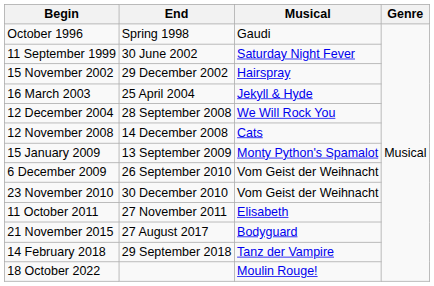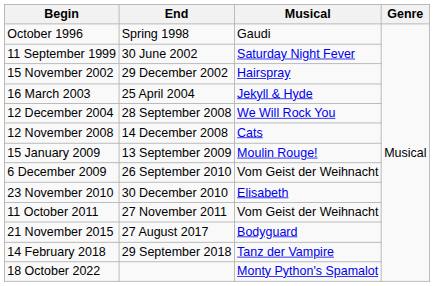(308, 152) Monty Python's Spamalot -> (277, 152) Moulin Rouge!
(308, 192) Vom Geist der Weihnacht -> (263, 192) Elisabeth
(263, 212) Elisabeth -> (308, 212) Vom Geist der Weihnacht
(277, 271) Moulin Rouge! -> (308, 271) Monty Python's Spamalot
